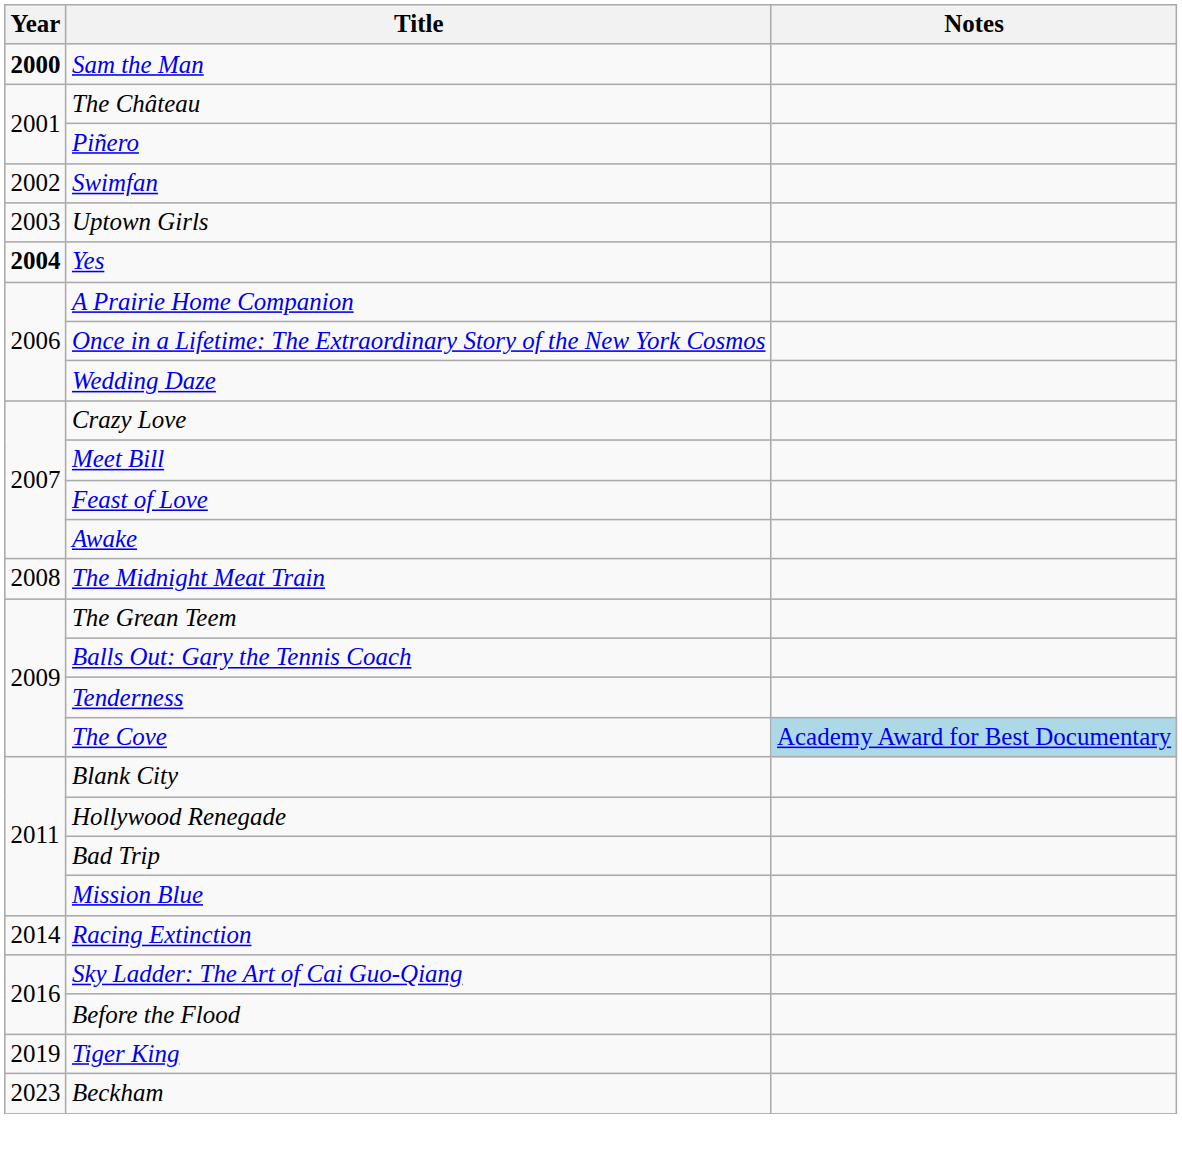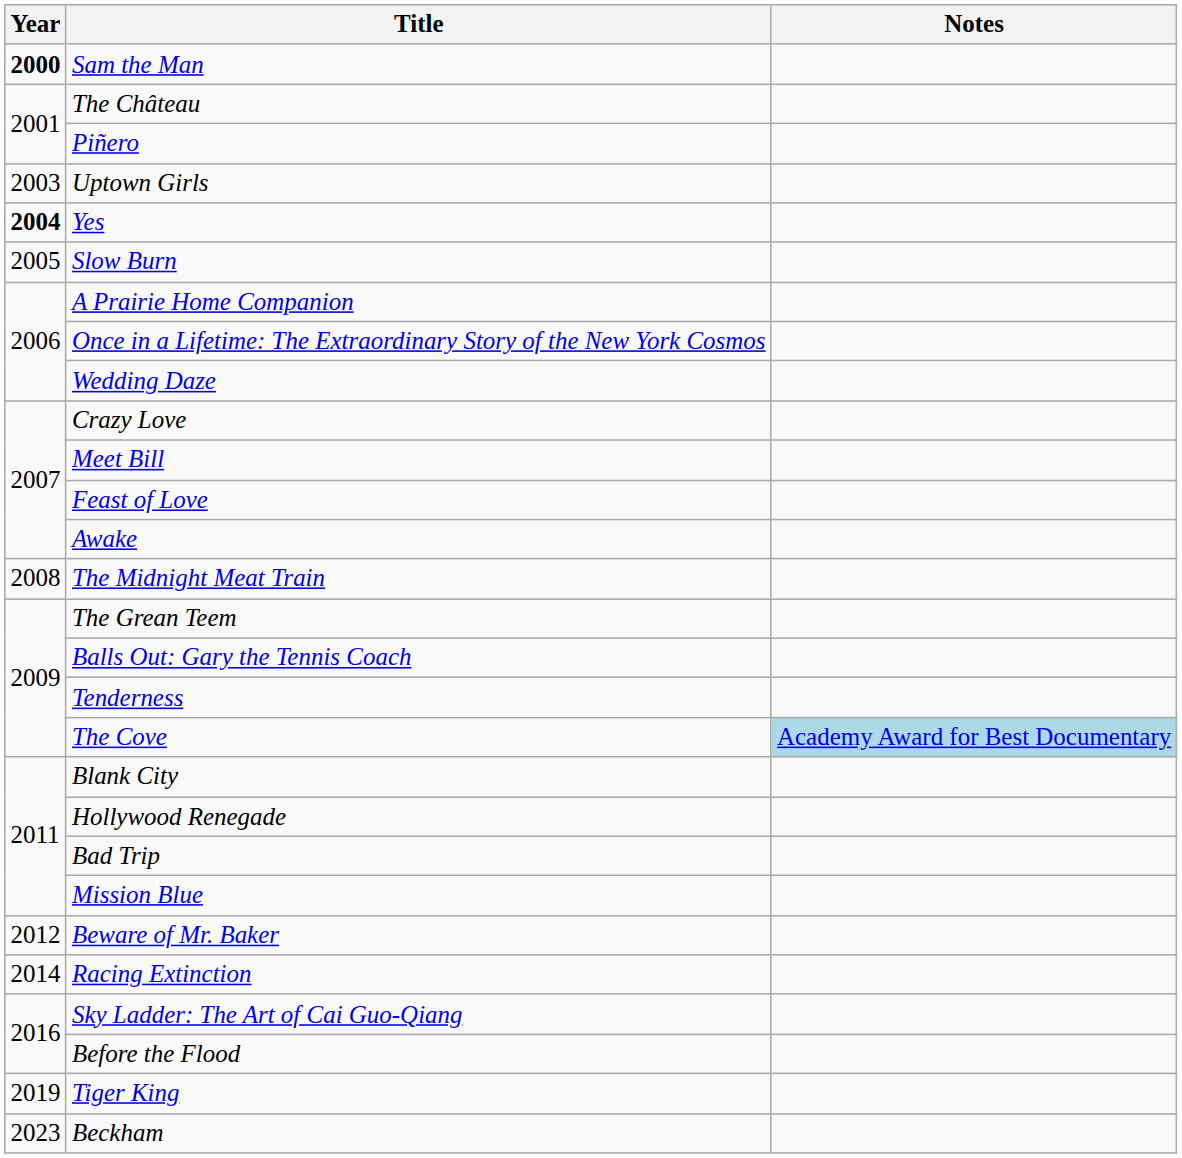- row: (115, 182)
+ row: (124, 261)
+ row: (175, 934)
